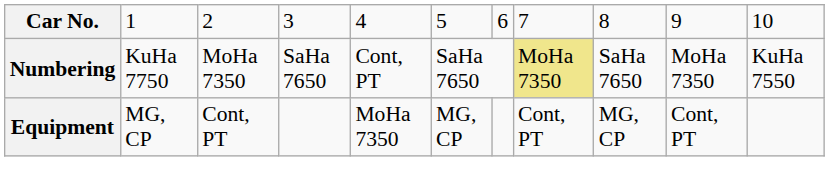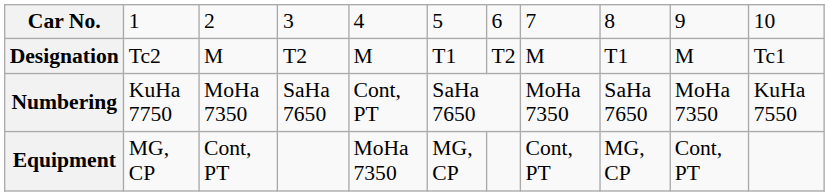+ row: (64, 55)
(546, 68) khaki background -> (553, 102) no background
